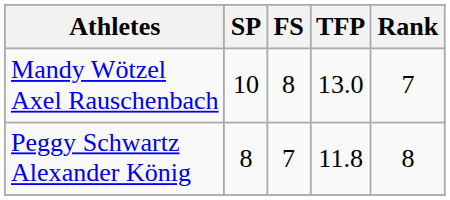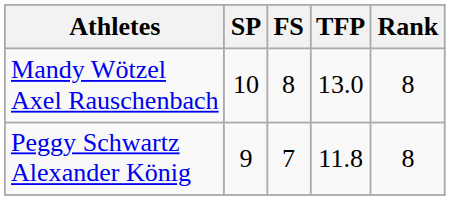(408, 84) 7 -> (408, 84) 8
(246, 158) 8 -> (246, 158) 9
